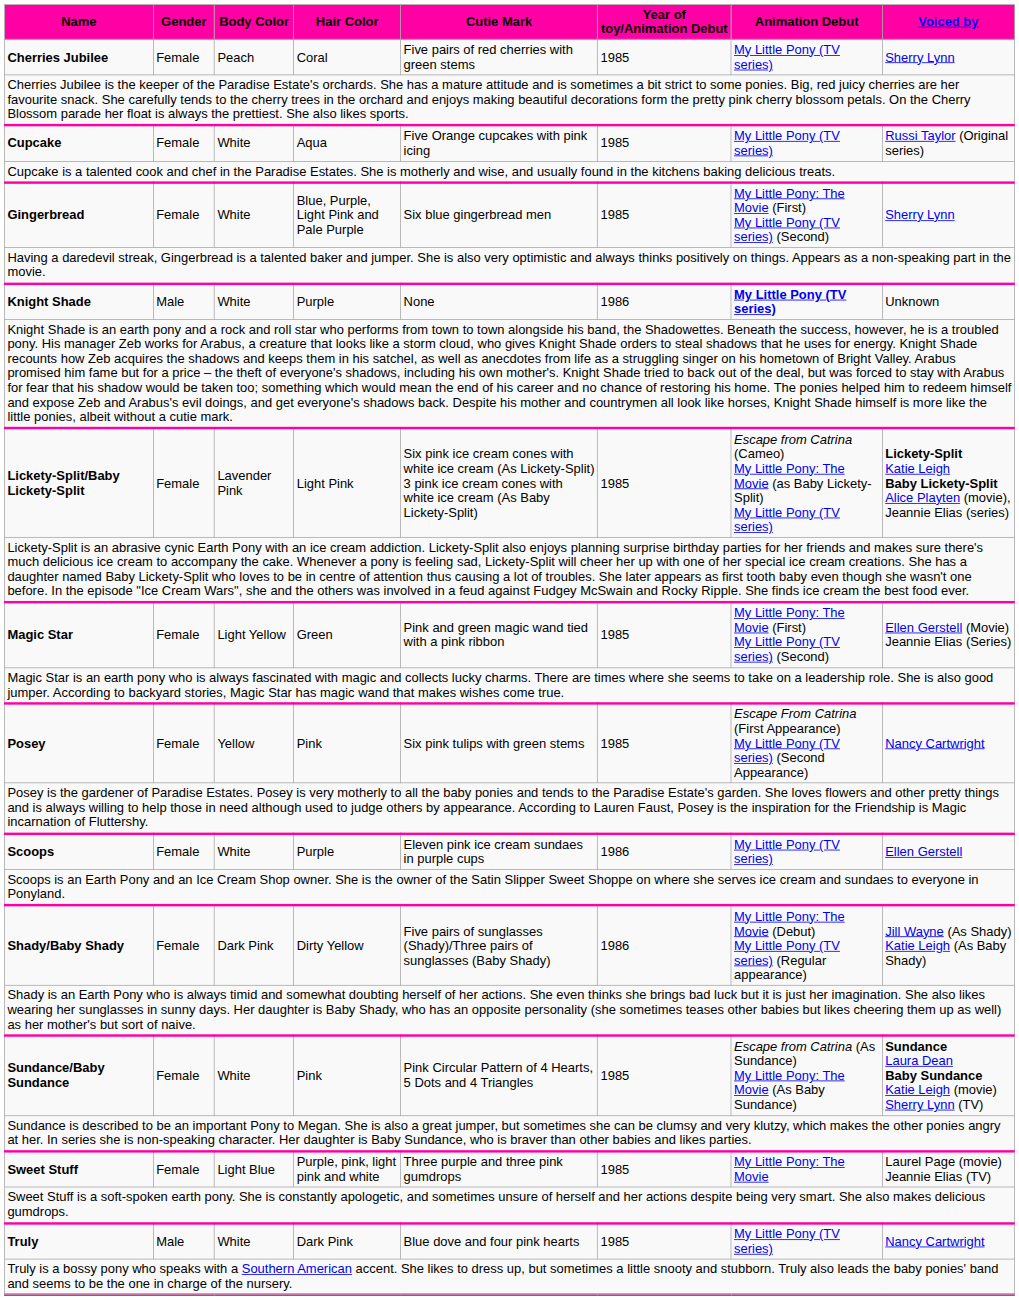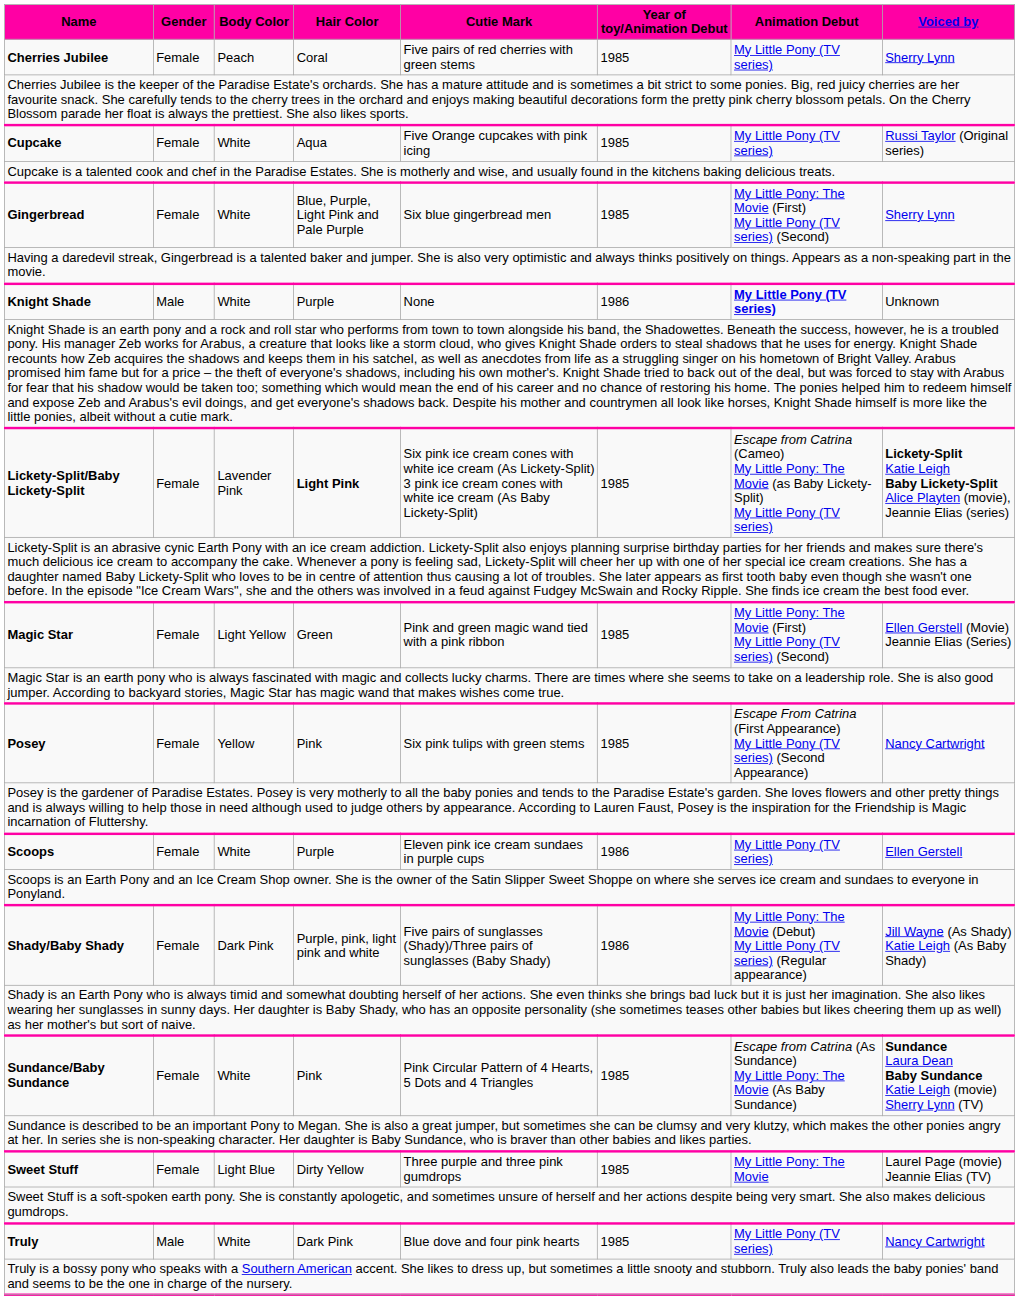(325, 483) normal -> (328, 483) bold
(330, 945) Dirty Yellow -> (346, 945) Purple, pink, light pink and white
(346, 1169) Purple, pink, light pink and white -> (330, 1169) Dirty Yellow
